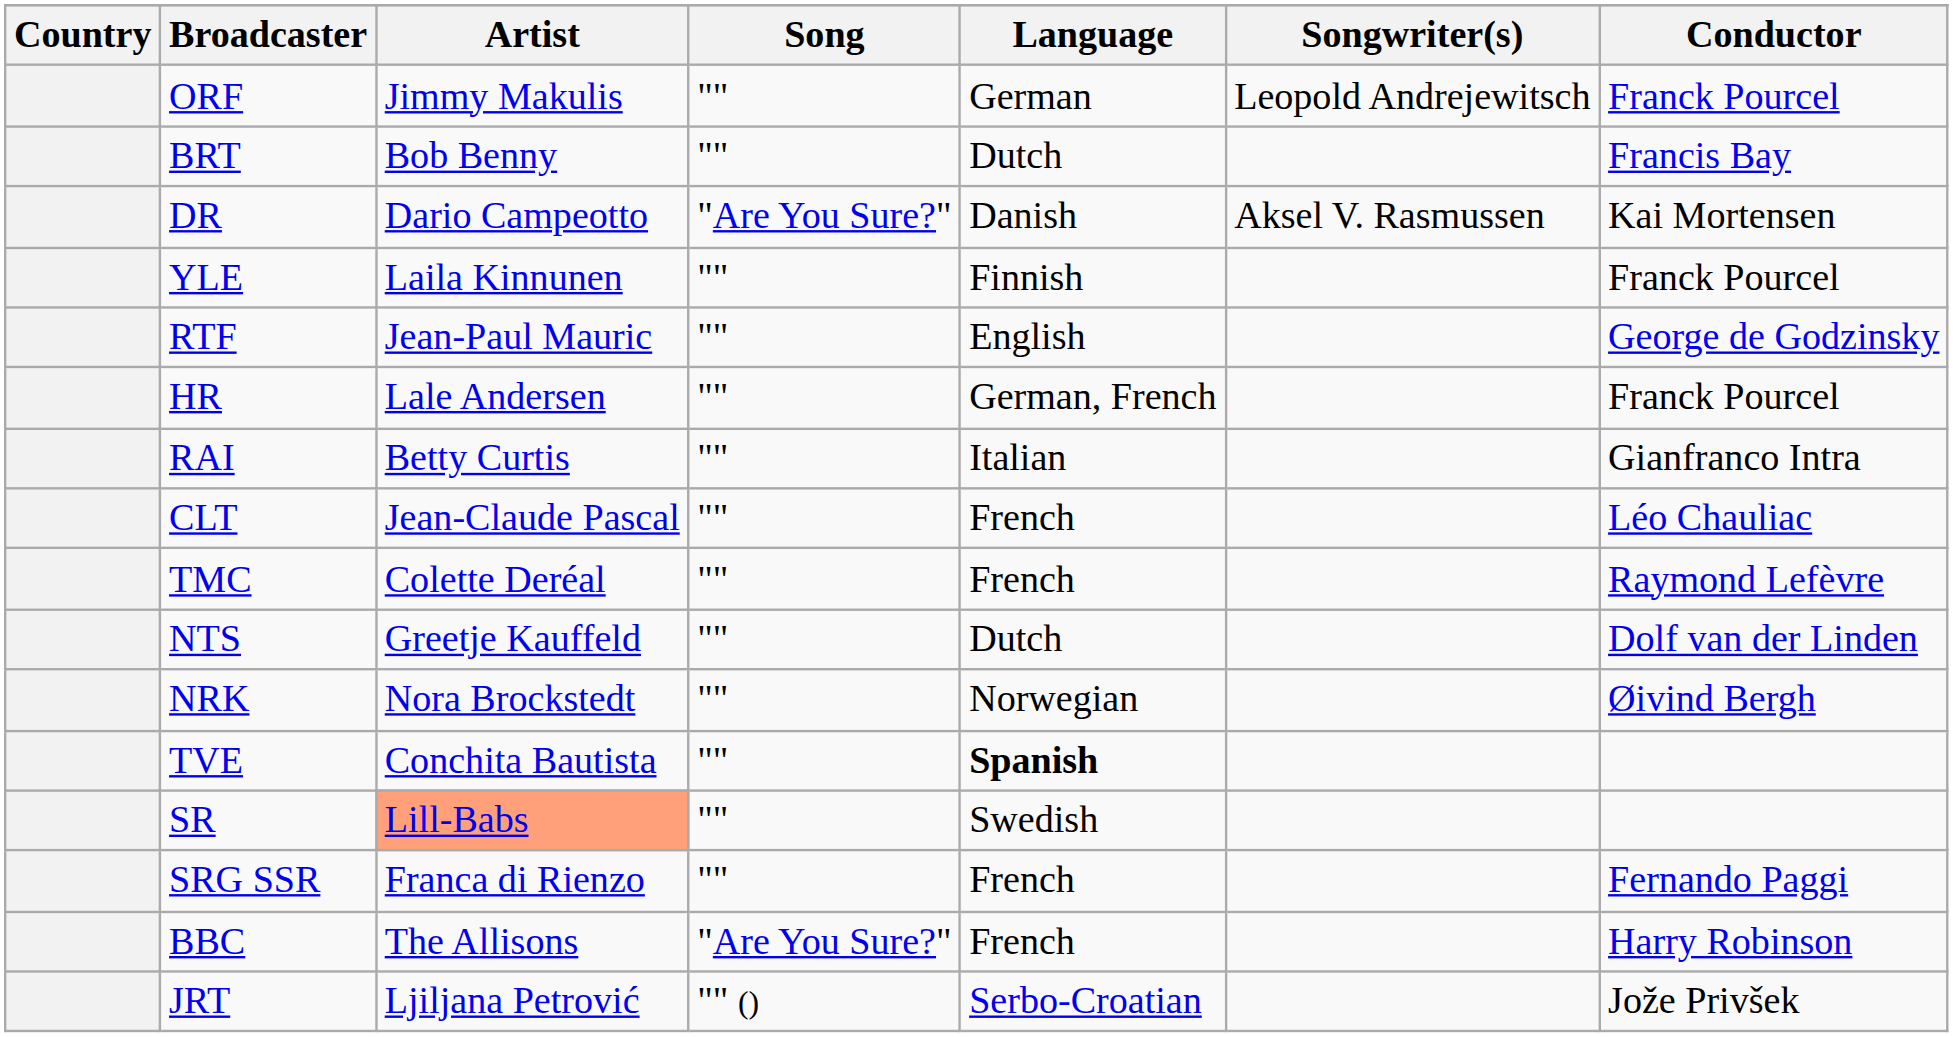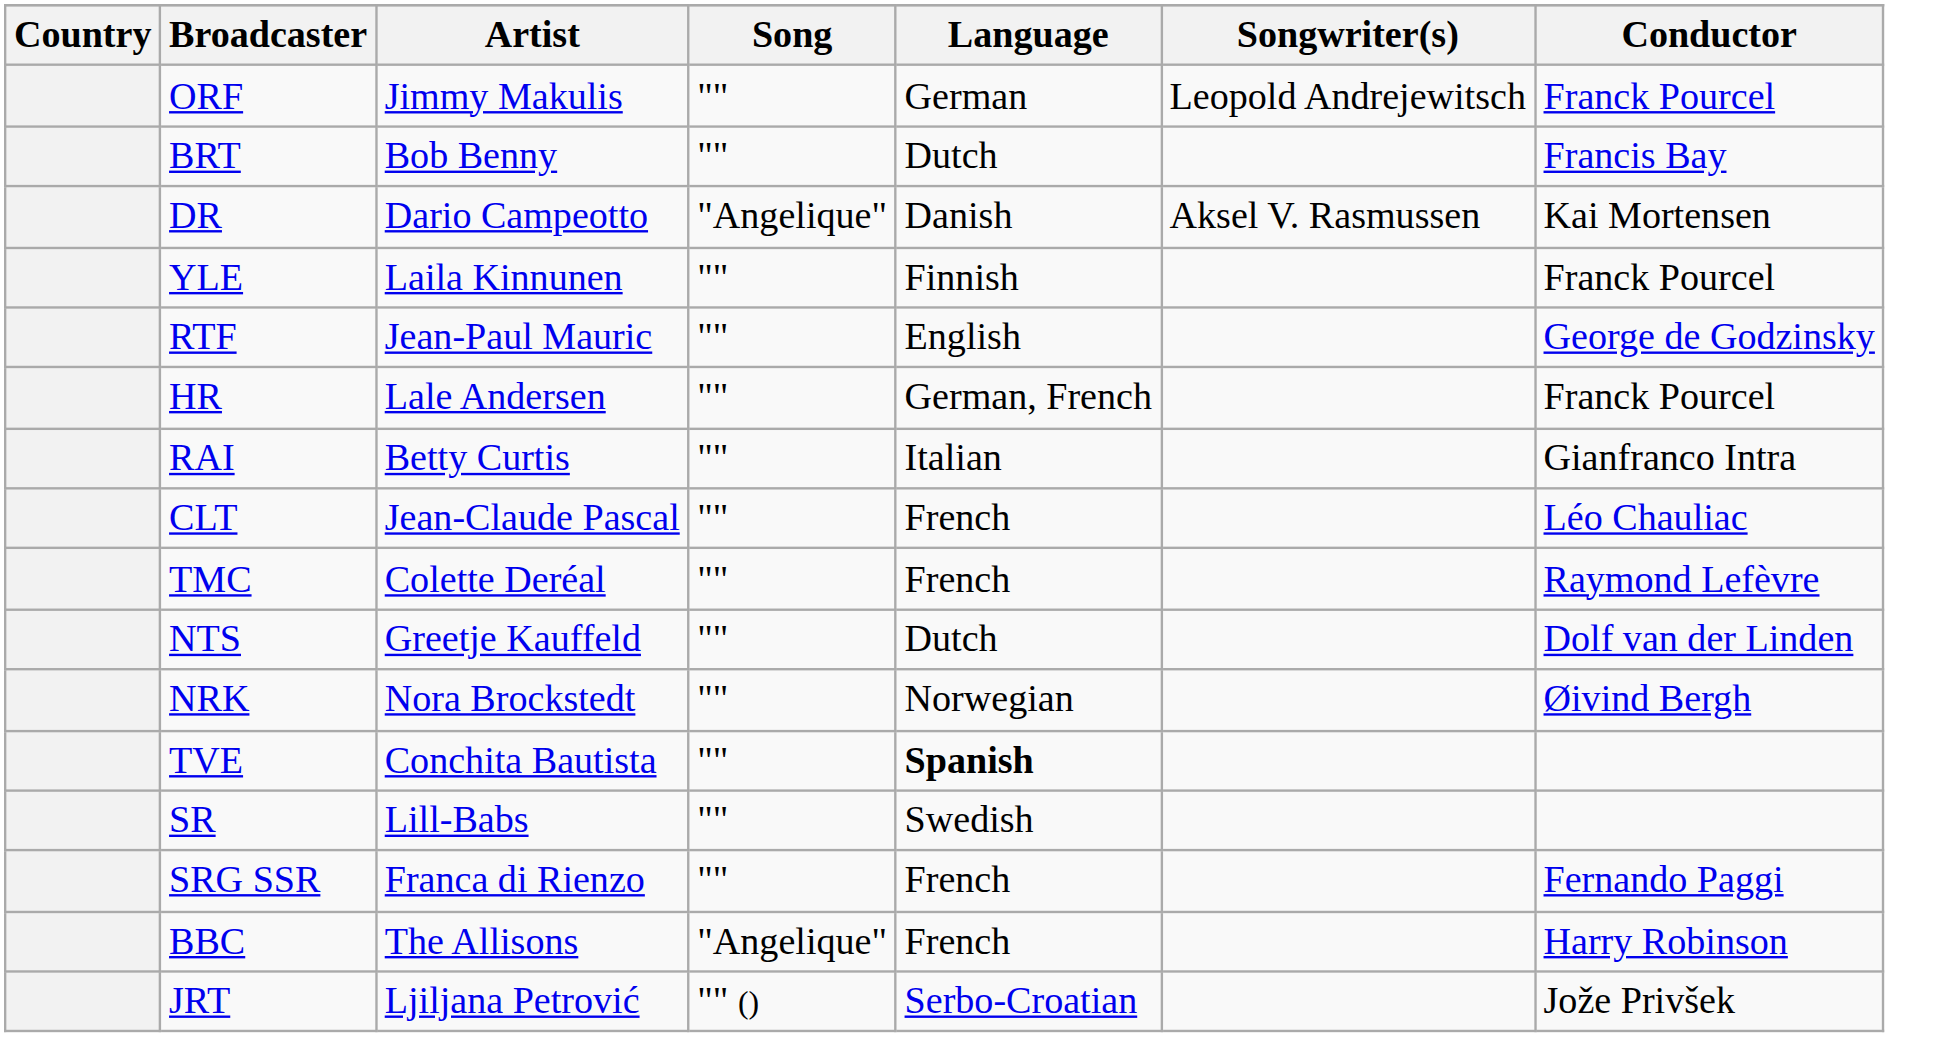(824, 215) "Are You Sure?" -> (792, 215) "Angelique"
(457, 819) lightsalmon background -> (457, 819) no background
(824, 940) "Are You Sure?" -> (792, 940) "Angelique"
